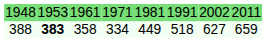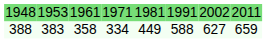(53, 29) bold -> (53, 29) normal
(182, 29) 518 -> (182, 29) 588
